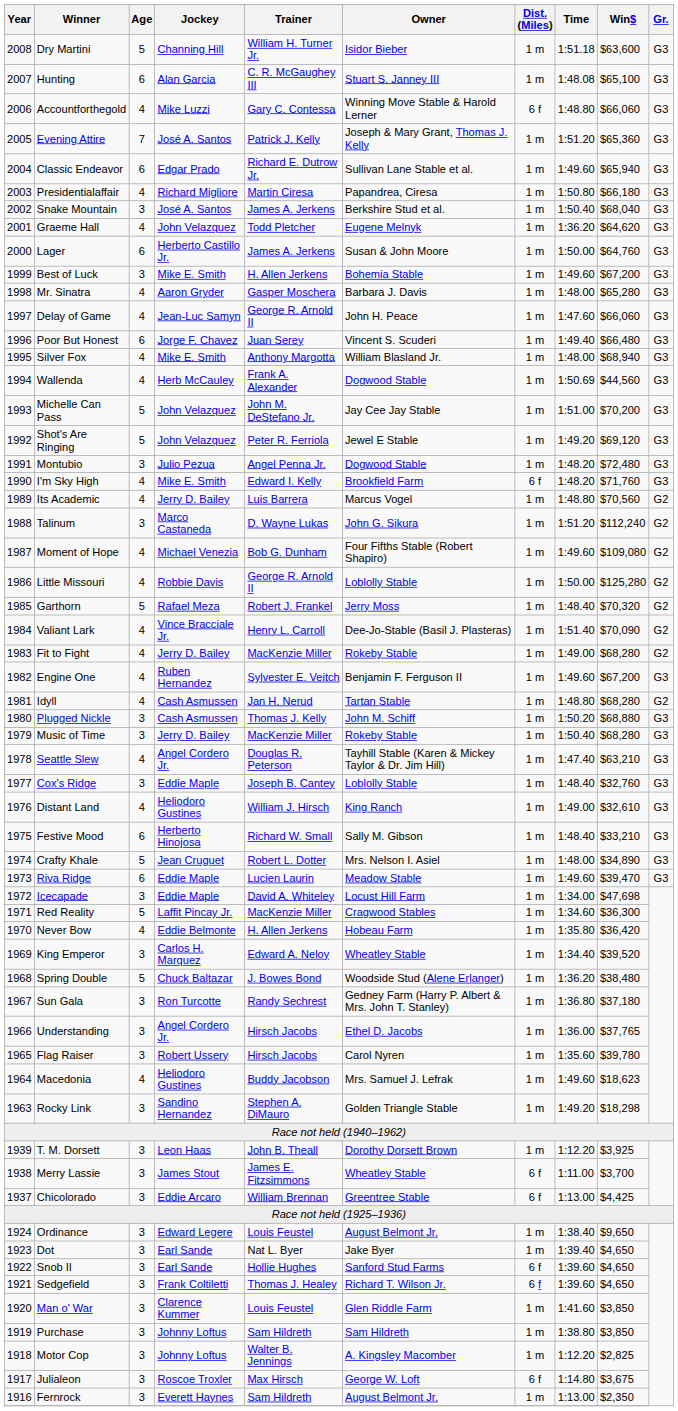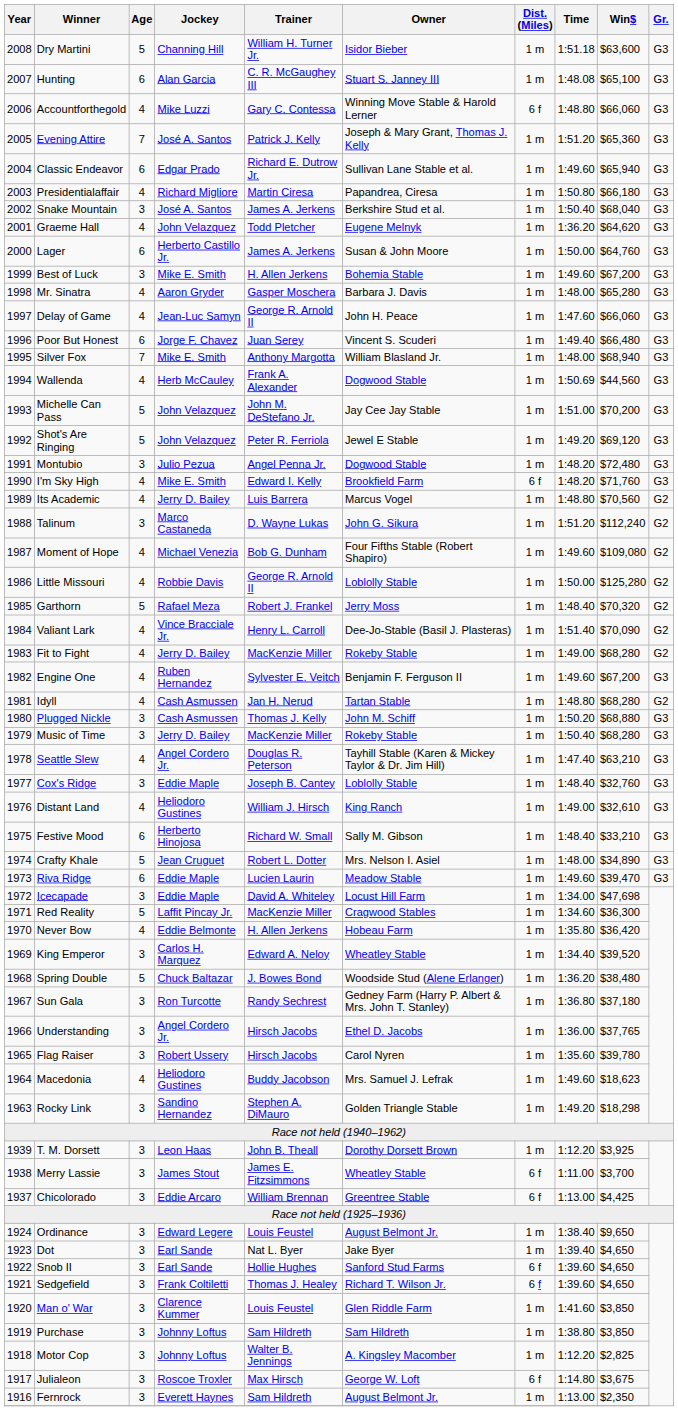(142, 357) 4 -> (142, 357) 7
